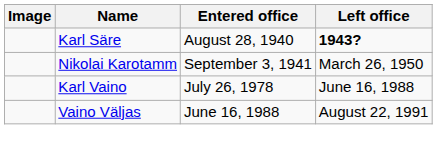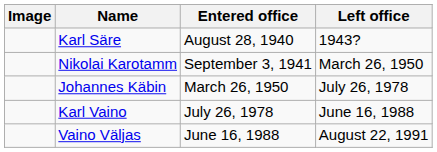(340, 40) bold -> (340, 40) normal
+ row: (112, 87)
